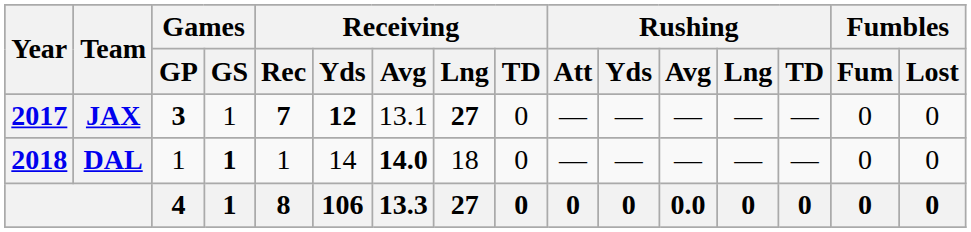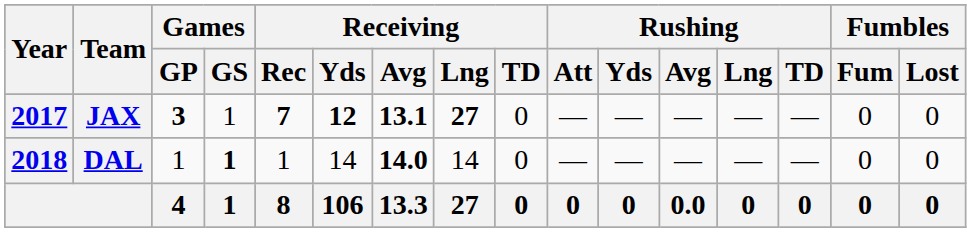(403, 115) normal -> (403, 115) bold
(465, 159) 18 -> (465, 159) 14
